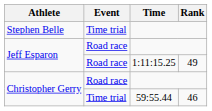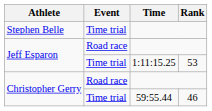(107, 63) Road race -> (106, 63) Time trial
(192, 63) 49 -> (192, 63) 53
